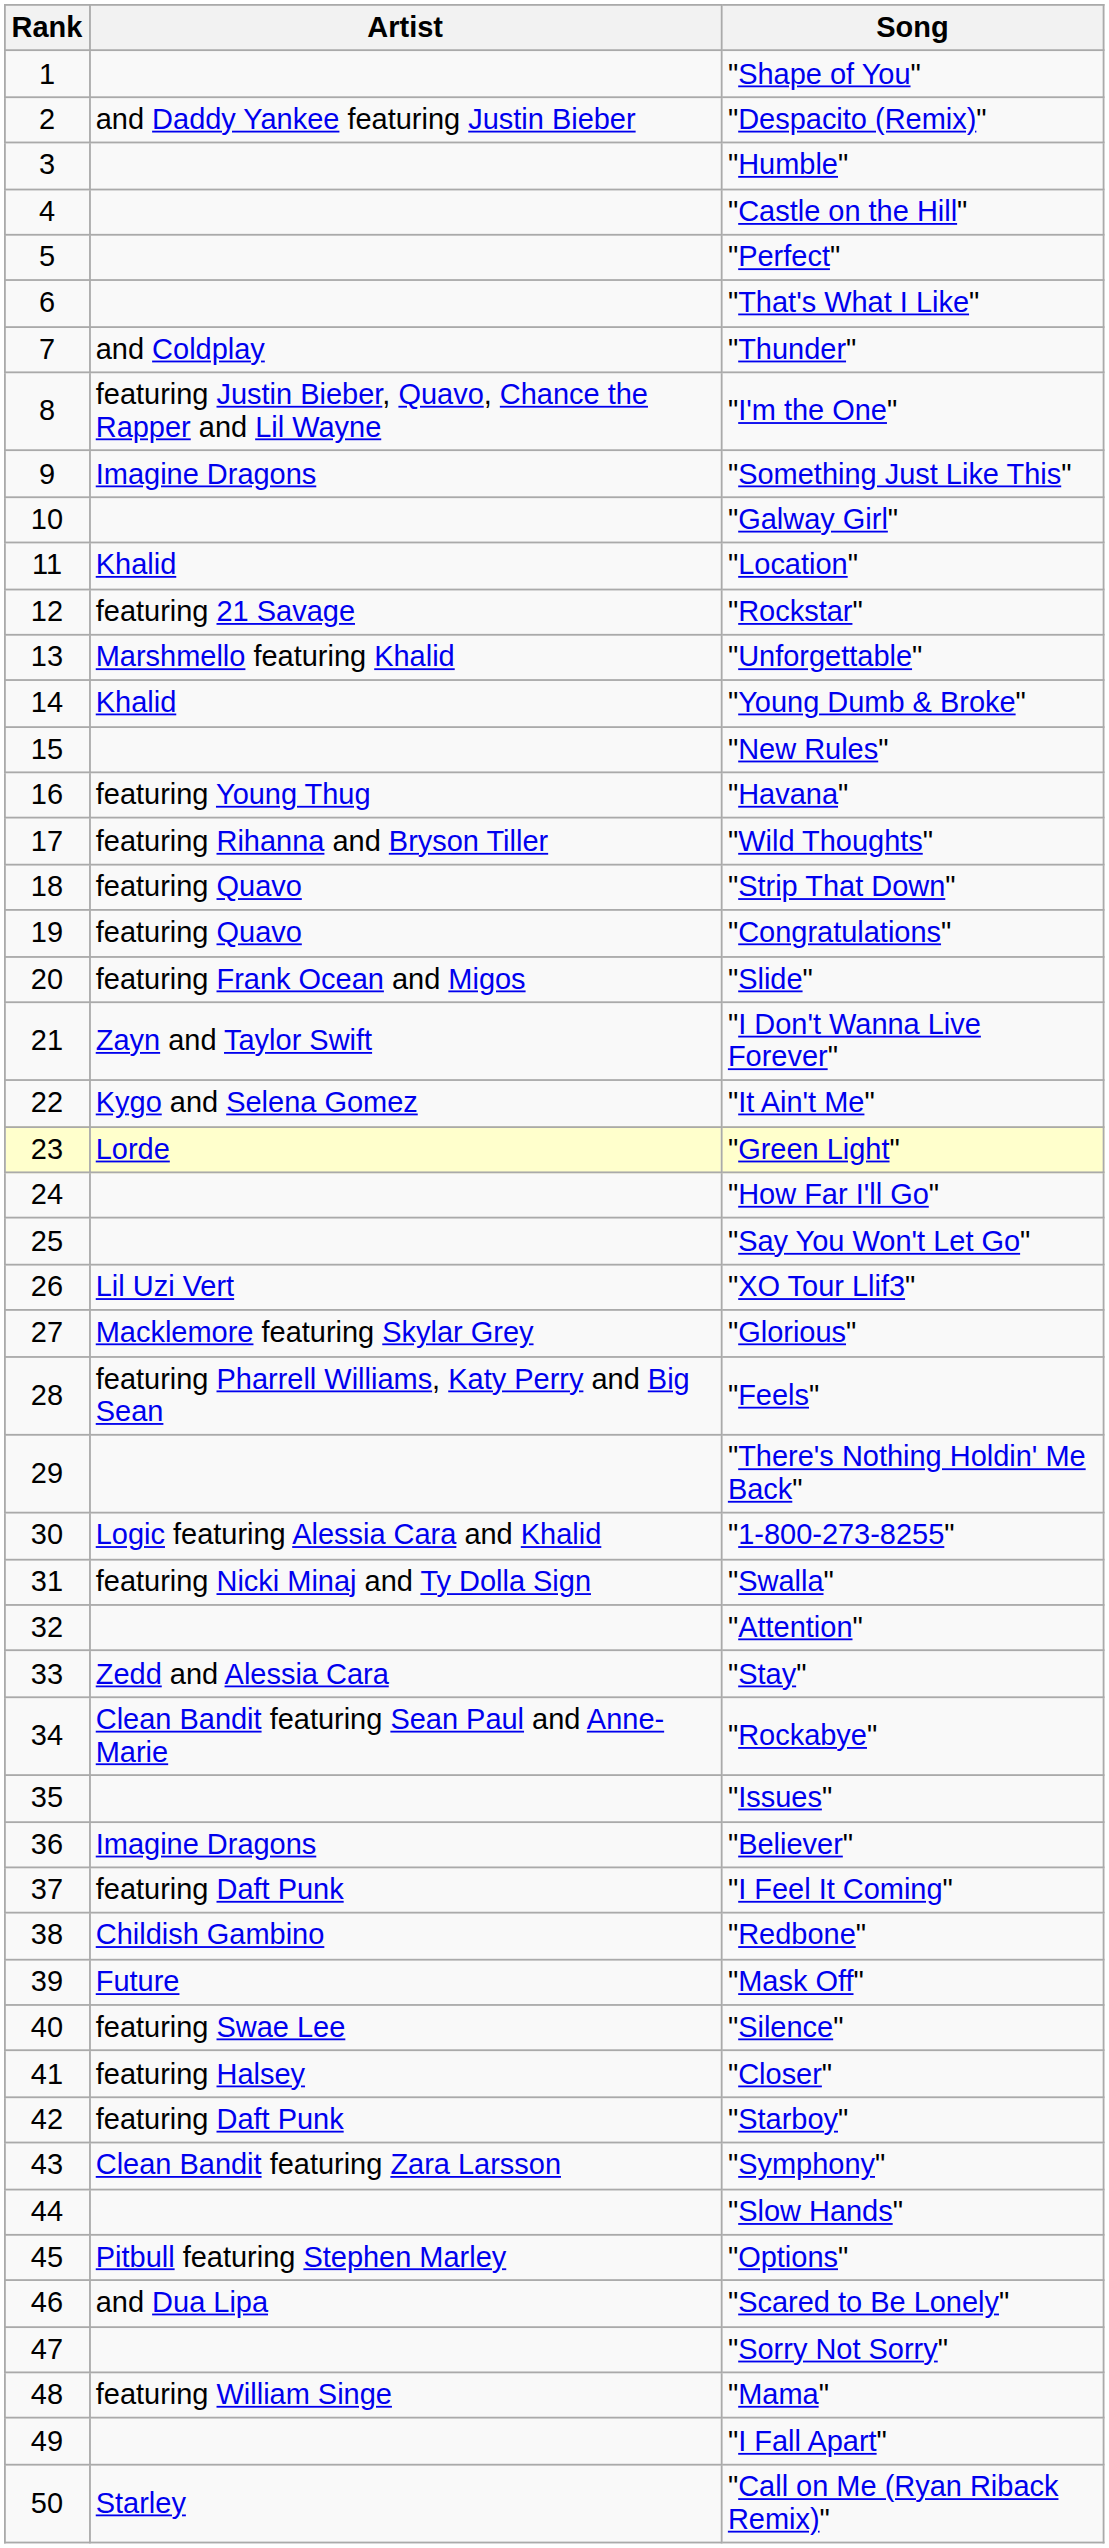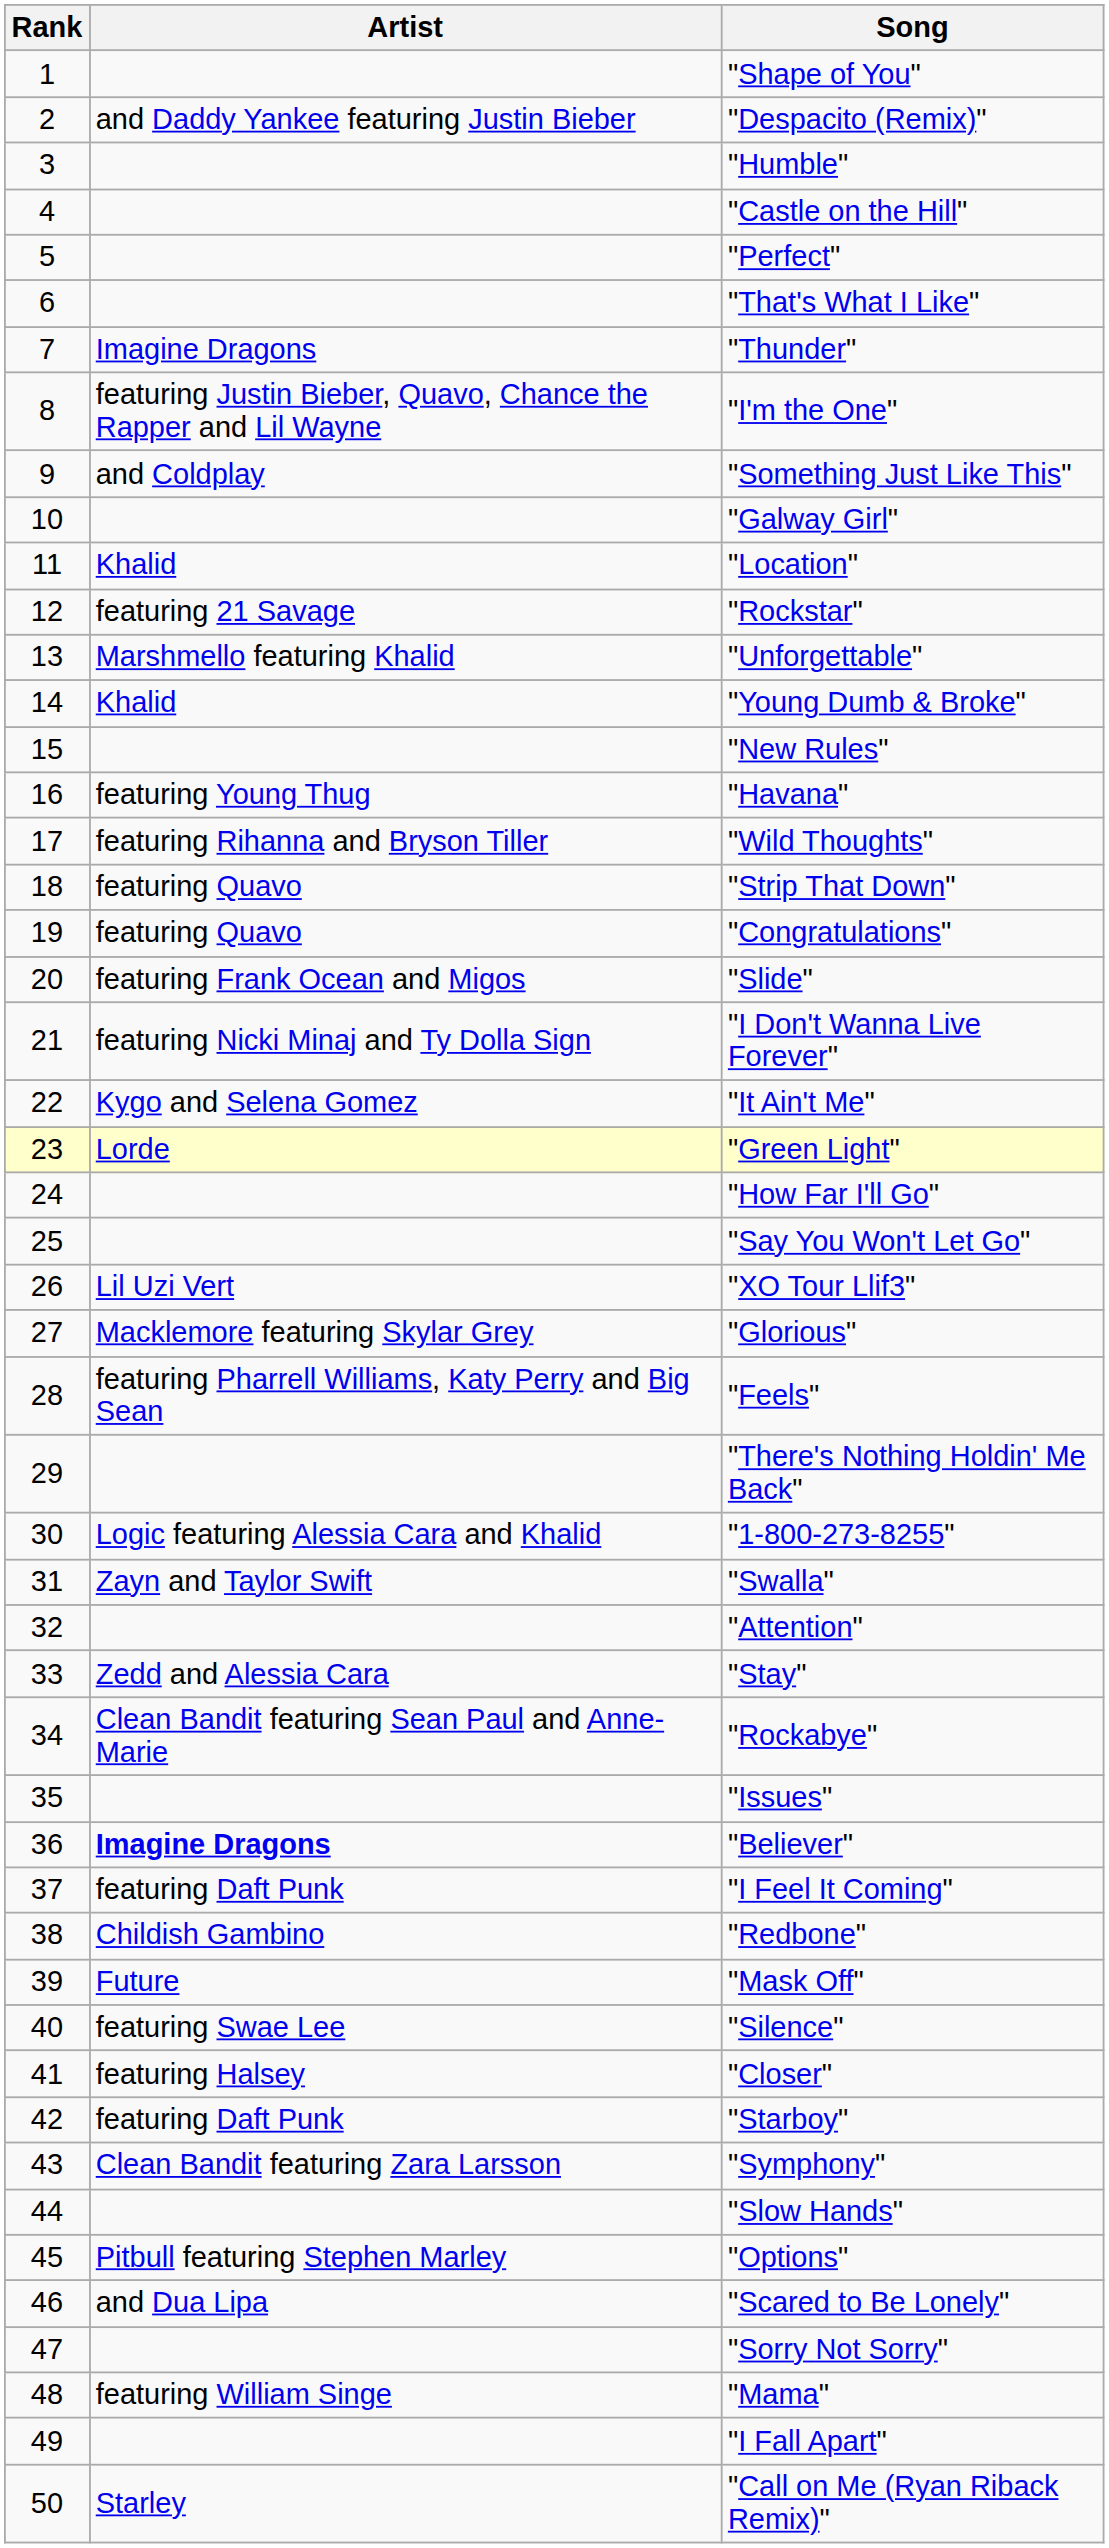(180, 348) and Coldplay -> (206, 348) Imagine Dragons
(206, 473) Imagine Dragons -> (180, 473) and Coldplay
(234, 1040) Zayn and Taylor Swift -> (343, 1040) featuring Nicki Minaj and Ty Dolla Sign
(343, 1581) featuring Nicki Minaj and Ty Dolla Sign -> (234, 1581) Zayn and Taylor Swift
(206, 1843) normal -> (213, 1843) bold
